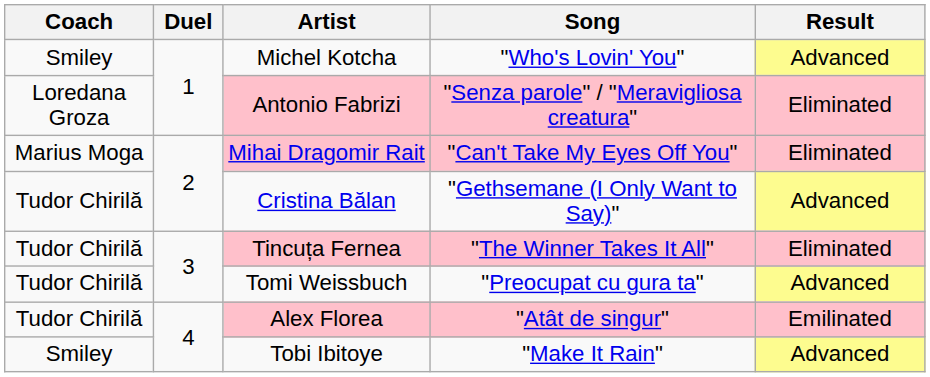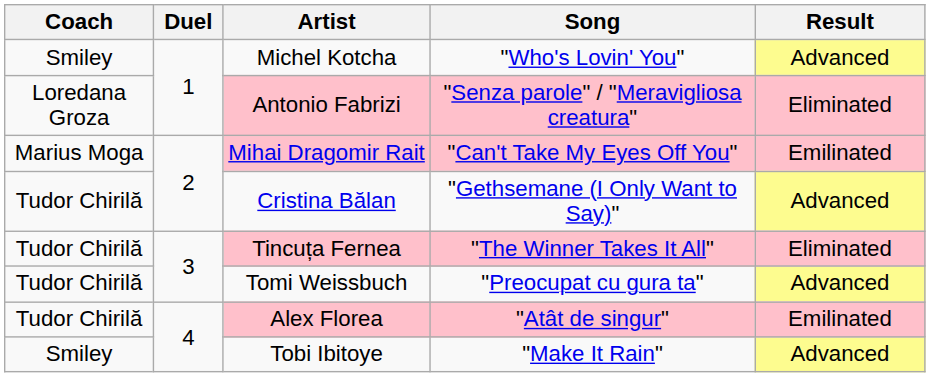(840, 152) Eliminated -> (840, 152) Emilinated
